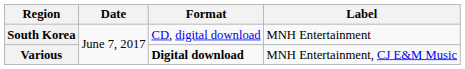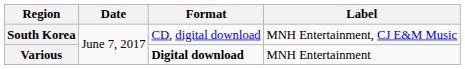(319, 34) MNH Entertainment -> (362, 34) MNH Entertainment, CJ E&M Music
(362, 54) MNH Entertainment, CJ E&M Music -> (319, 54) MNH Entertainment
